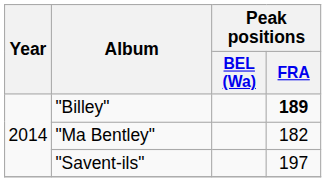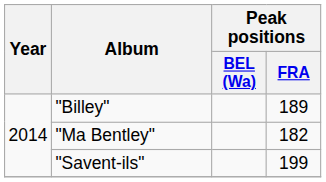(294, 107) bold -> (294, 107) normal
(294, 163) 197 -> (294, 163) 199
